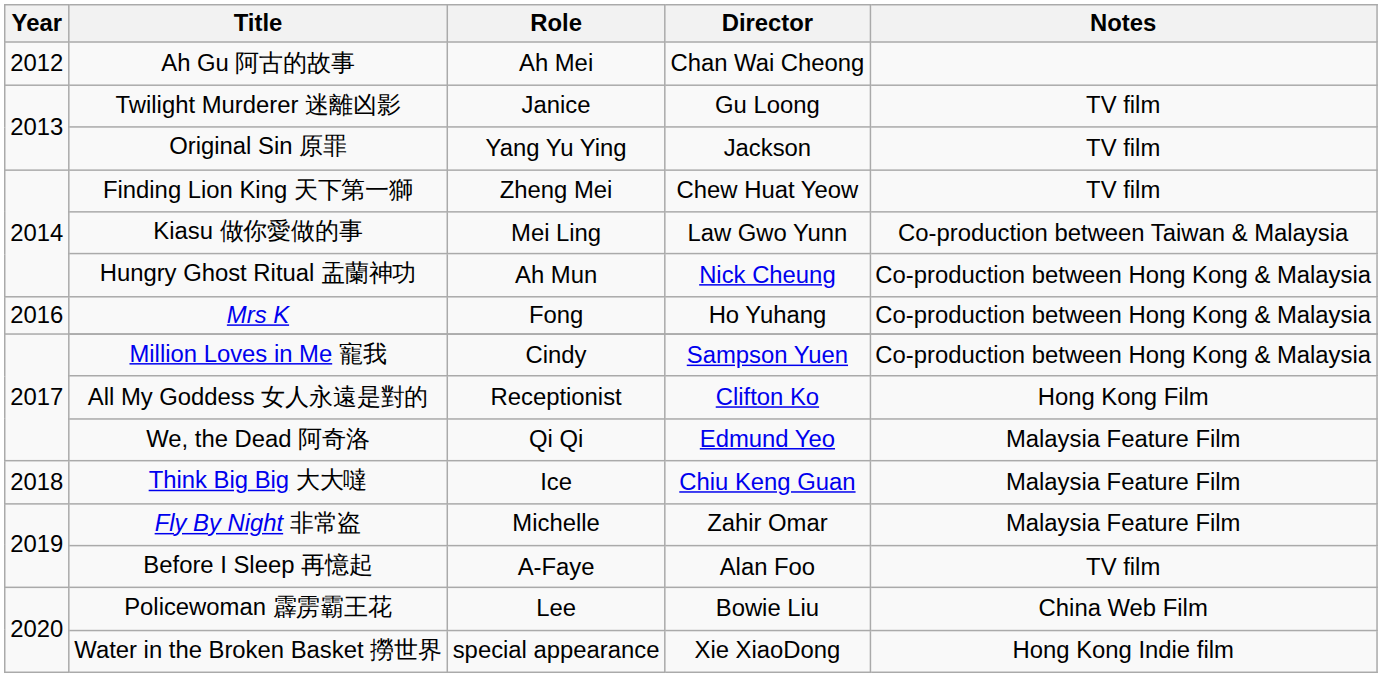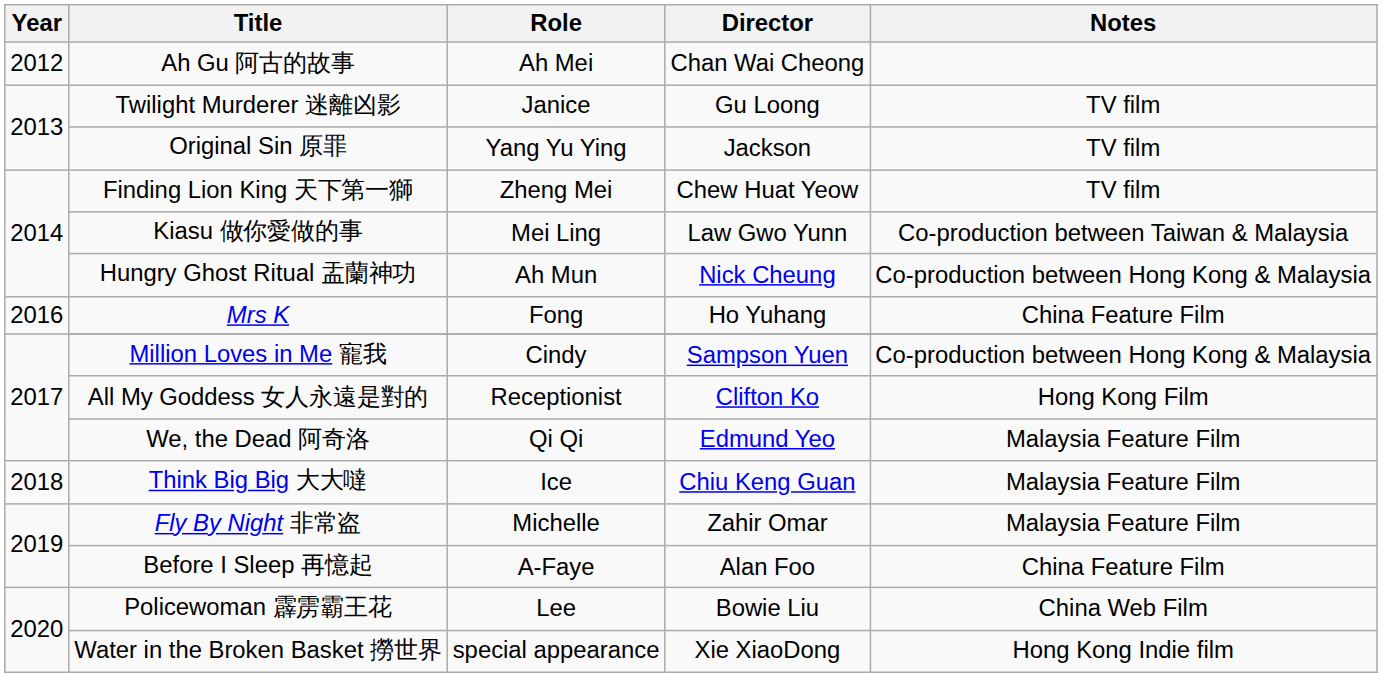(1123, 314) Co-production between Hong Kong & Malaysia -> (1123, 314) China Feature Film
(1123, 566) TV film -> (1123, 566) China Feature Film
